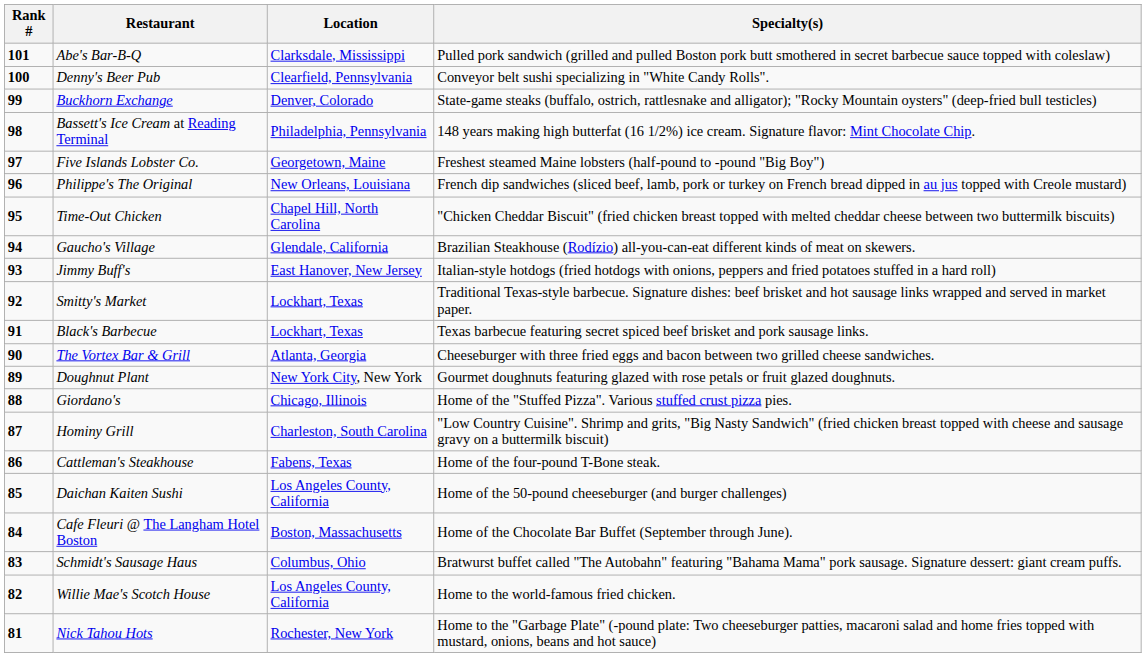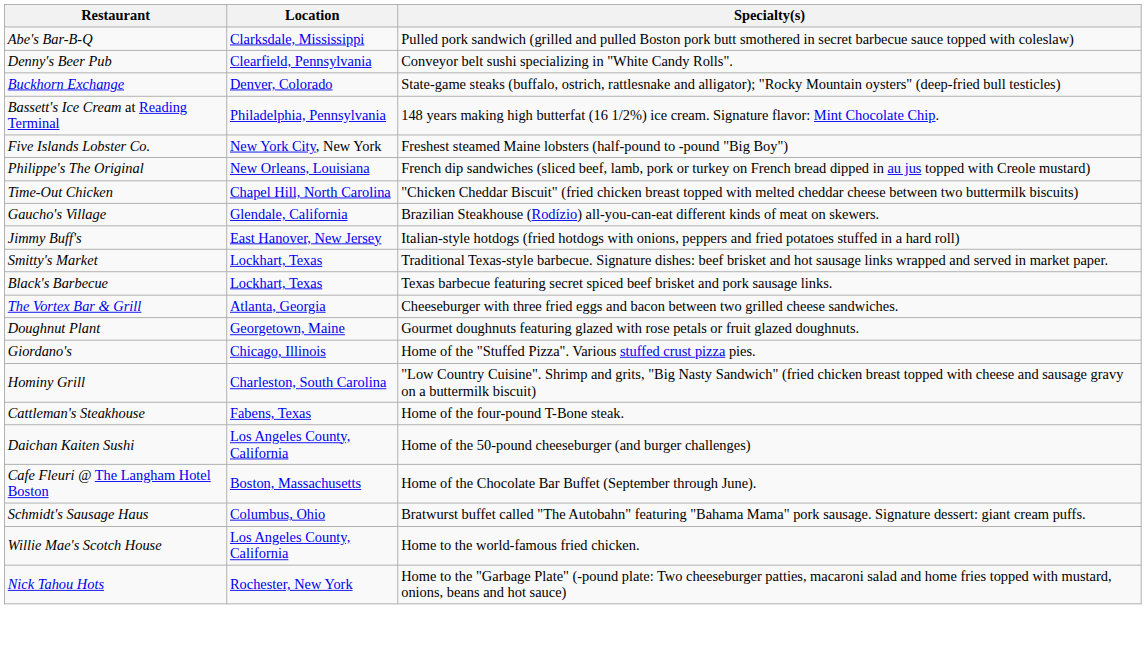- column: (29, 24)
(328, 162) Georgetown, Maine -> (306, 146) New York City, New York
(346, 377) New York City, New York -> (287, 329) Georgetown, Maine
